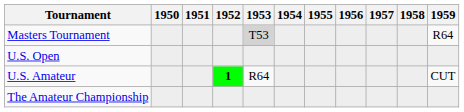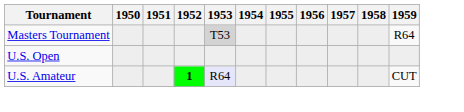(259, 76) no background -> (220, 76) lavender background
- row: (78, 97)
